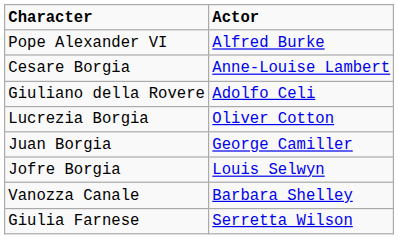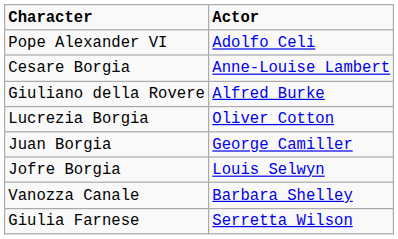(269, 43) Alfred Burke -> (264, 43) Adolfo Celi
(264, 94) Adolfo Celi -> (269, 94) Alfred Burke
